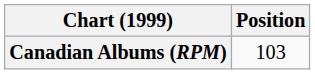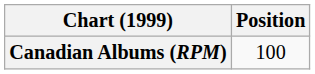(271, 52) 103 -> (271, 52) 100
